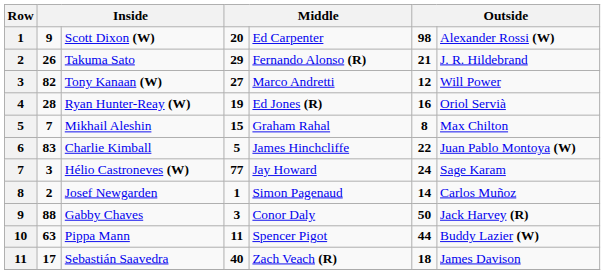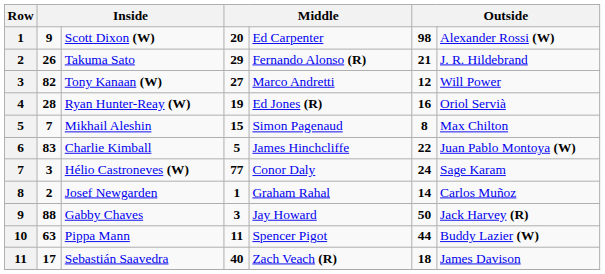(291, 126) Graham Rahal -> (298, 126) Simon Pagenaud
(285, 170) Jay Howard -> (284, 170) Conor Daly
(298, 192) Simon Pagenaud -> (291, 192) Graham Rahal
(284, 214) Conor Daly -> (285, 214) Jay Howard
